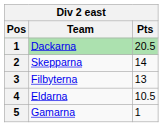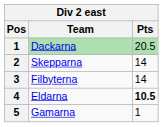(141, 79) 13 -> (141, 79) 14
(145, 96) normal -> (145, 96) bold
